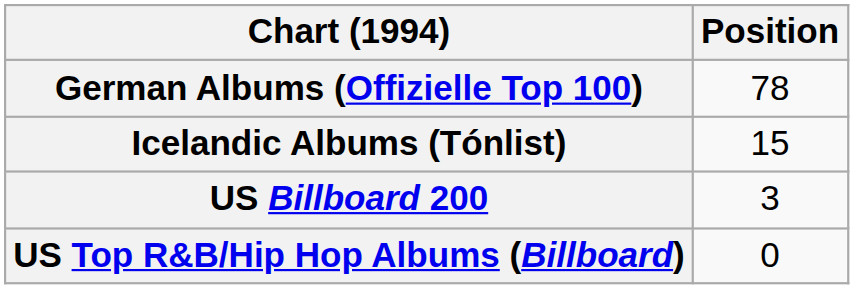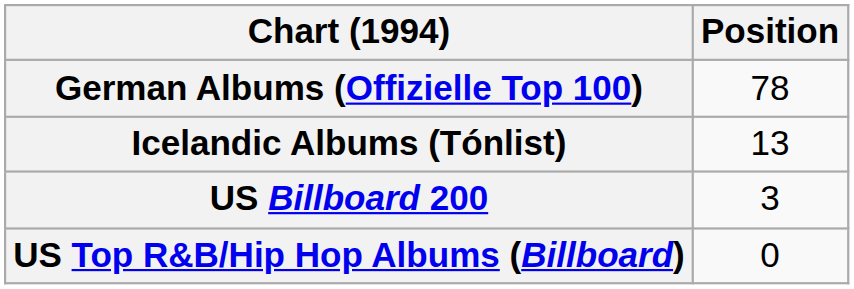(770, 143) 15 -> (770, 143) 13
